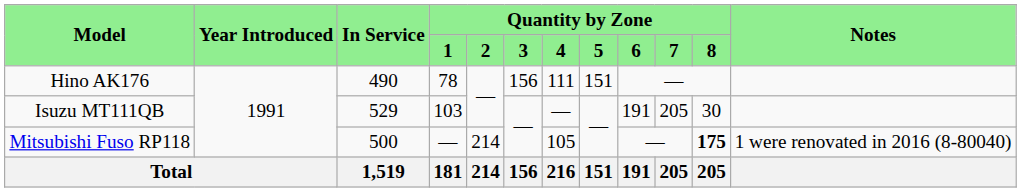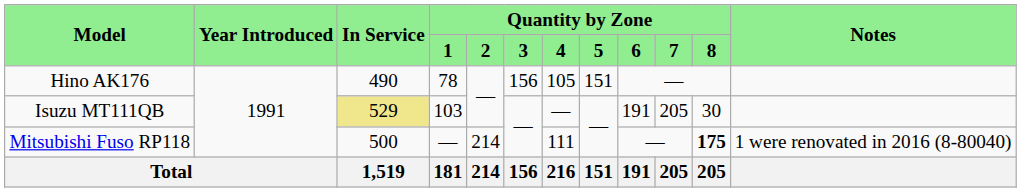(561, 80) 111 -> (561, 80) 105
(383, 111) no background -> (383, 111) khaki background
(561, 141) 105 -> (561, 141) 111
